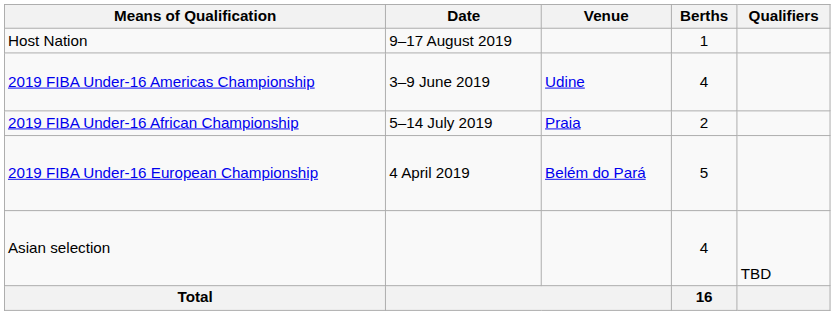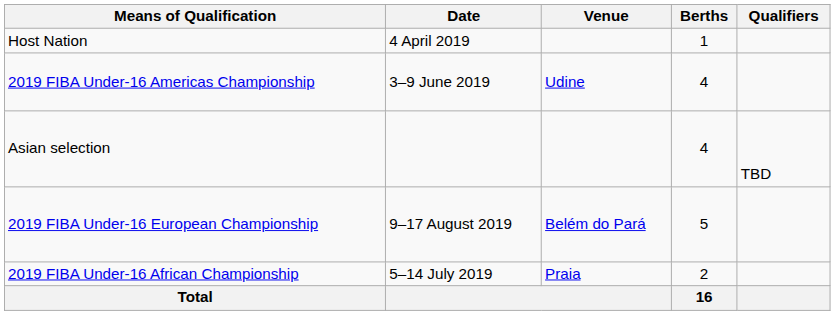(451, 40) 9–17 August 2019 -> (429, 40) 4 April 2019
rows swapped: (153, 123) <-> (59, 248)
(429, 172) 4 April 2019 -> (451, 224) 9–17 August 2019
